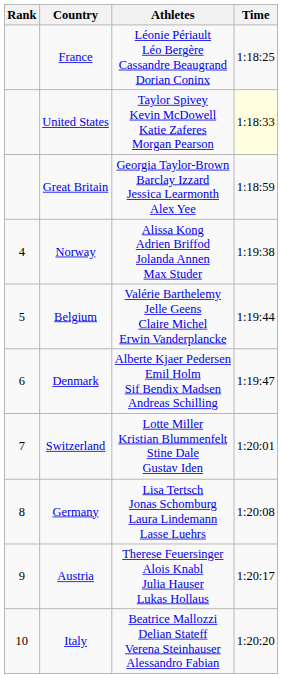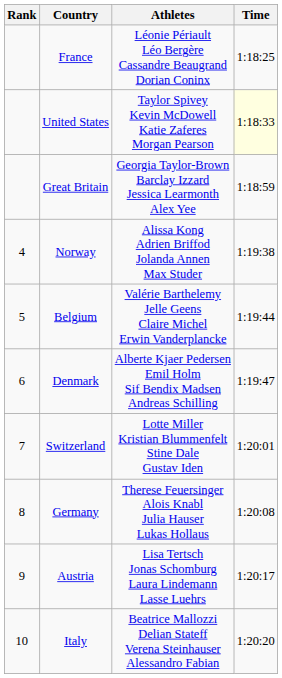(173, 511) Lisa Tertsch Jonas Schomburg Laura Lindemann Lasse Luehrs -> (173, 511) Therese Feuersinger Alois Knabl Julia Hauser Lukas Hollaus
(173, 576) Therese Feuersinger Alois Knabl Julia Hauser Lukas Hollaus -> (173, 576) Lisa Tertsch Jonas Schomburg Laura Lindemann Lasse Luehrs
